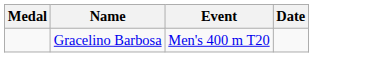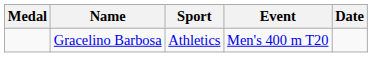+ column: (194, 16)
